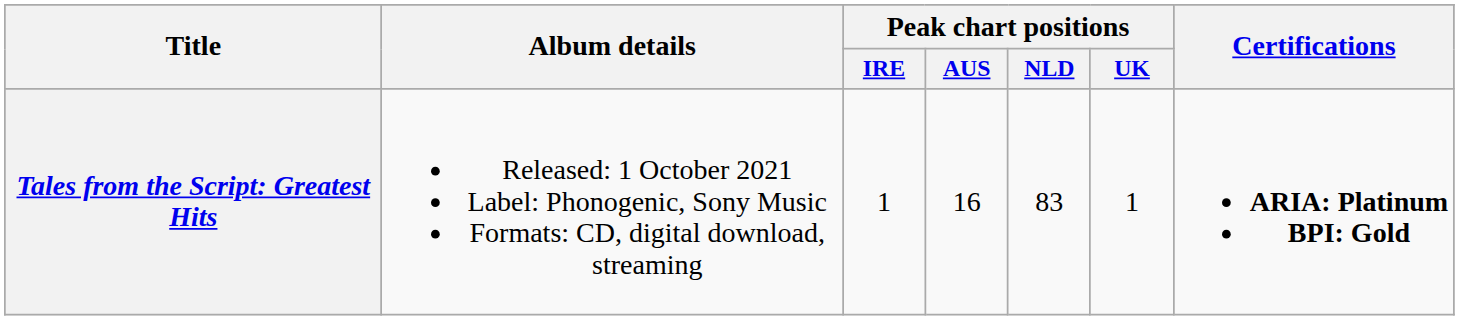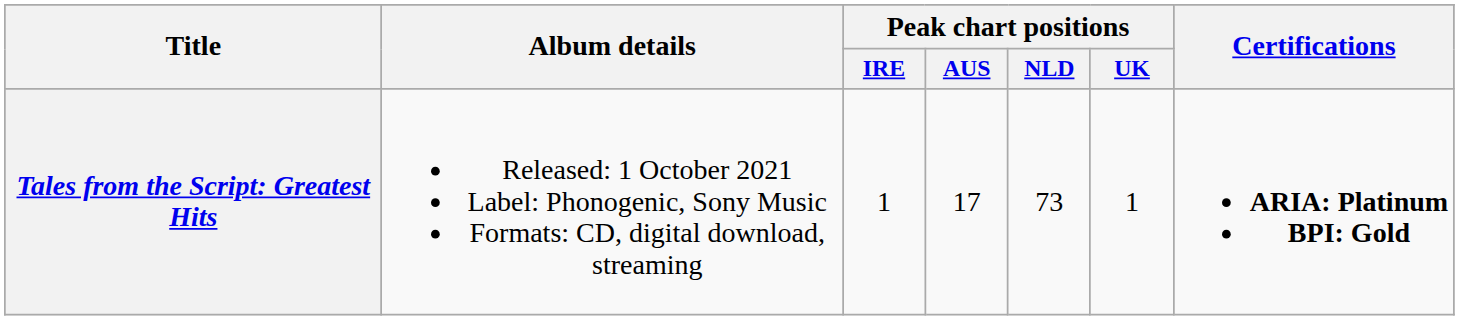(967, 201) 16 -> (967, 201) 17
(1049, 201) 83 -> (1049, 201) 73
